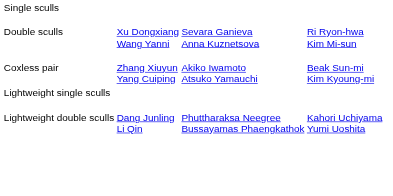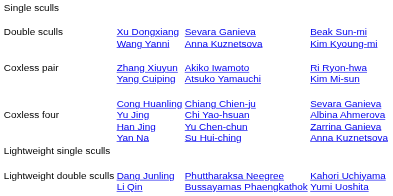(335, 38) Ri Ryon-hwa Kim Mi-sun -> (344, 38) Beak Sun-mi Kim Kyoung-mi
(341, 73) Beak Sun-mi Kim Kyoung-mi -> (339, 73) Ri Ryon-hwa Kim Mi-sun
+ row: (31, 115)
